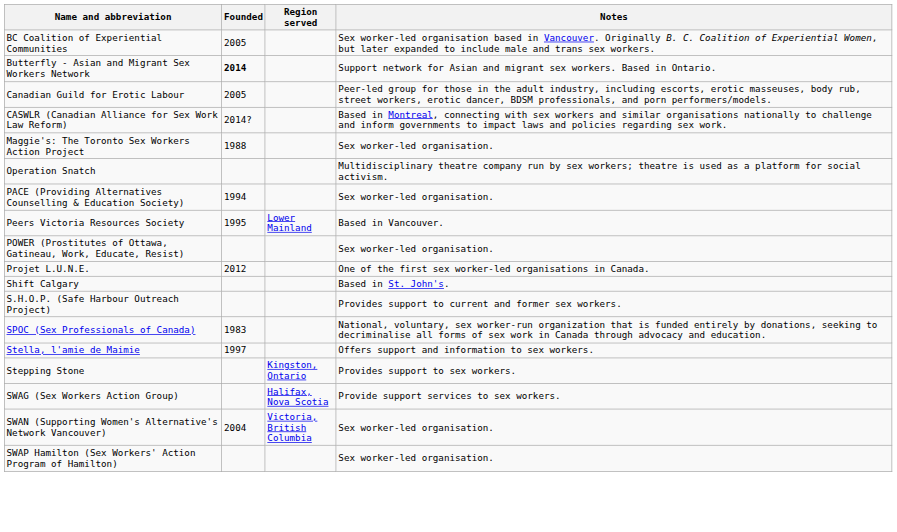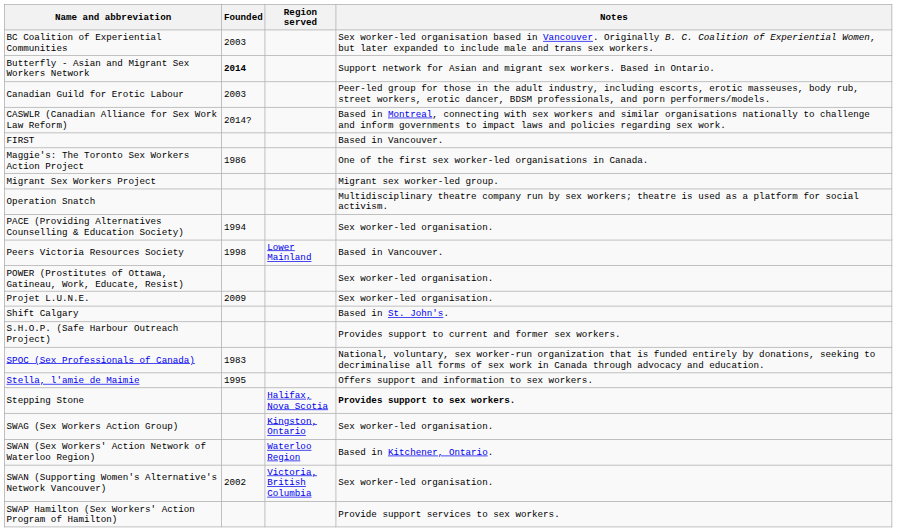(235, 43) 2005 -> (235, 43) 2003
(235, 94) 2005 -> (235, 94) 2003
+ row: (20, 140)
(235, 146) 1988 -> (235, 161) 1986
(416, 146) Sex worker-led organisation. -> (493, 161) One of the first sex worker-led organisations in Canada.
+ row: (81, 181)
(235, 223) 1995 -> (235, 253) 1998
(235, 269) 2012 -> (235, 299) 2009
(494, 269) One of the first sex worker-led organisations in Canada. -> (416, 299) Sex worker-led organisation.
(235, 350) 1997 -> (235, 380) 1995
(292, 371) Kingston, Ontario -> (298, 401) Halifax, Nova Scotia
(427, 371) normal -> (427, 401) bold
(298, 396) Halifax, Nova Scotia -> (292, 426) Kingston, Ontario
(449, 396) Provide support services to sex workers. -> (416, 426) Sex worker-led organisation.
+ row: (106, 452)
(235, 427) 2004 -> (235, 483) 2002
(416, 458) Sex worker-led organisation. -> (449, 514) Provide support services to sex workers.
